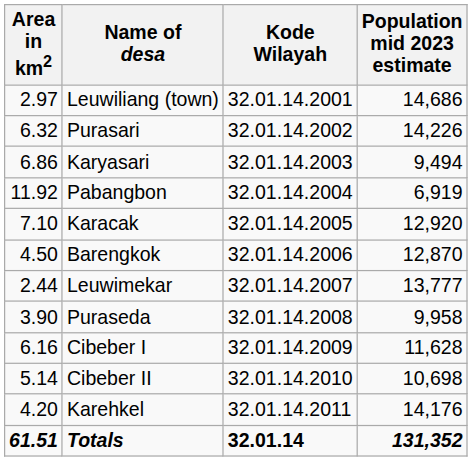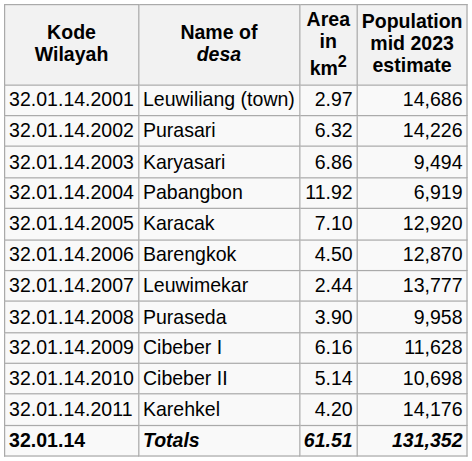columns swapped: (290, 44) <-> (34, 44)
